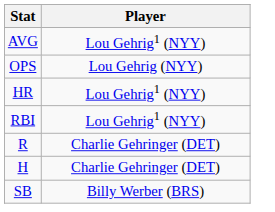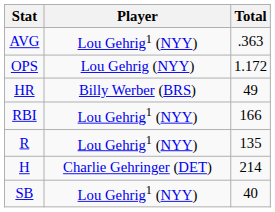+ column: (251, 16)
(145, 92) Lou Gehrig1 (NYY) -> (137, 90) Billy Werber (BRS)
(145, 144) Charlie Gehringer (DET) -> (137, 142) Lou Gehrig1 (NYY)
(145, 191) Billy Werber (BRS) -> (137, 193) Lou Gehrig1 (NYY)
